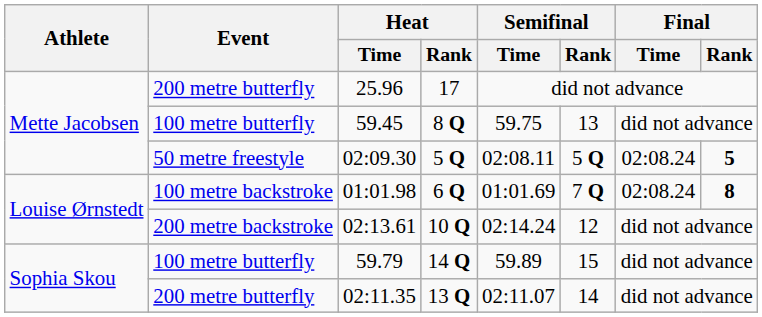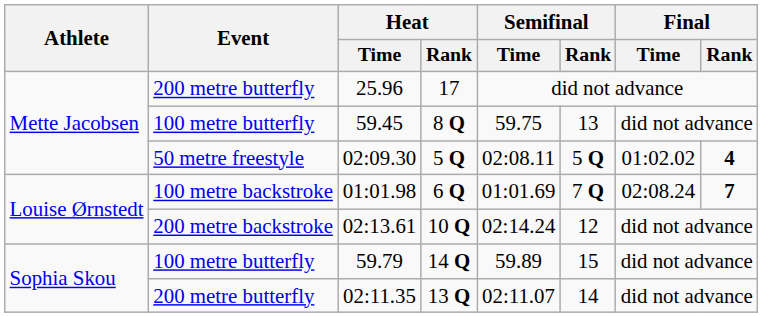(658, 158) 02:08.24 -> (658, 158) 01:02.02
(729, 158) 5 -> (729, 158) 4
(729, 192) 8 -> (729, 192) 7
